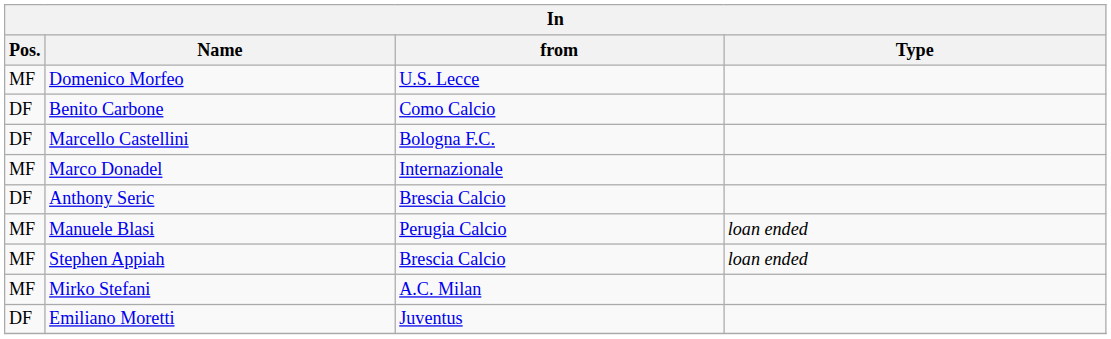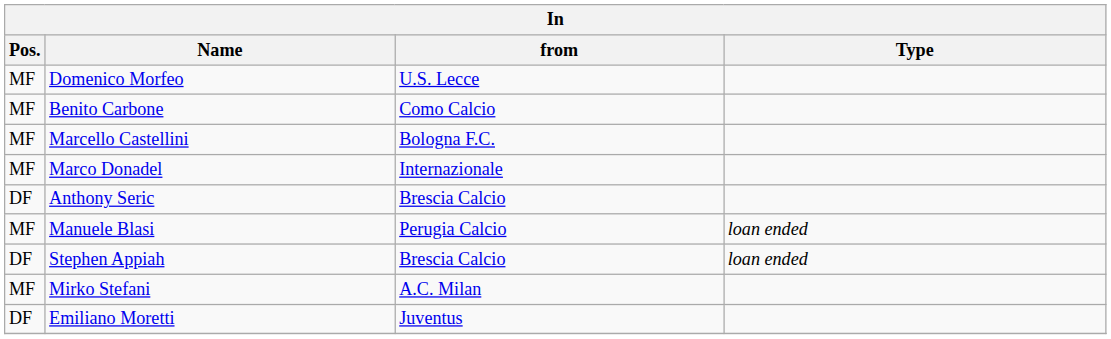(20, 109) DF -> (22, 109) MF
(20, 139) DF -> (22, 139) MF
(22, 259) MF -> (20, 259) DF
